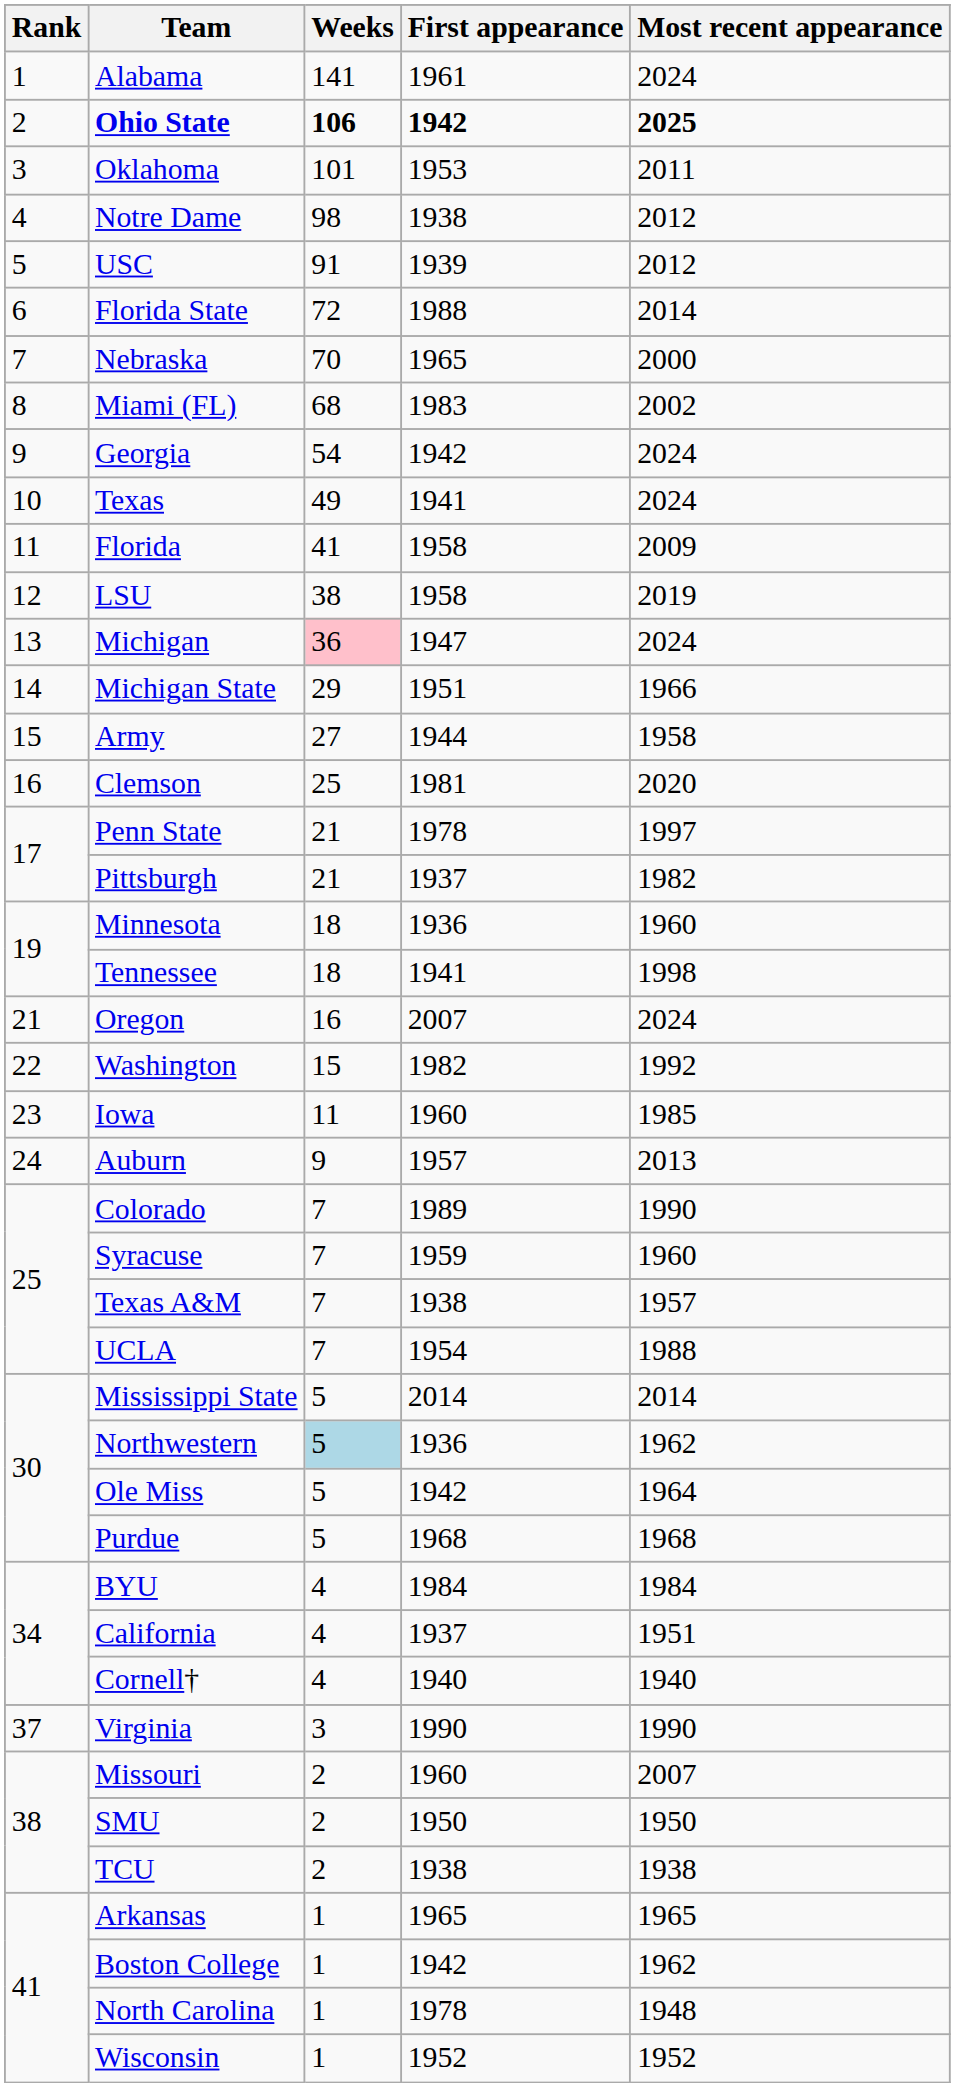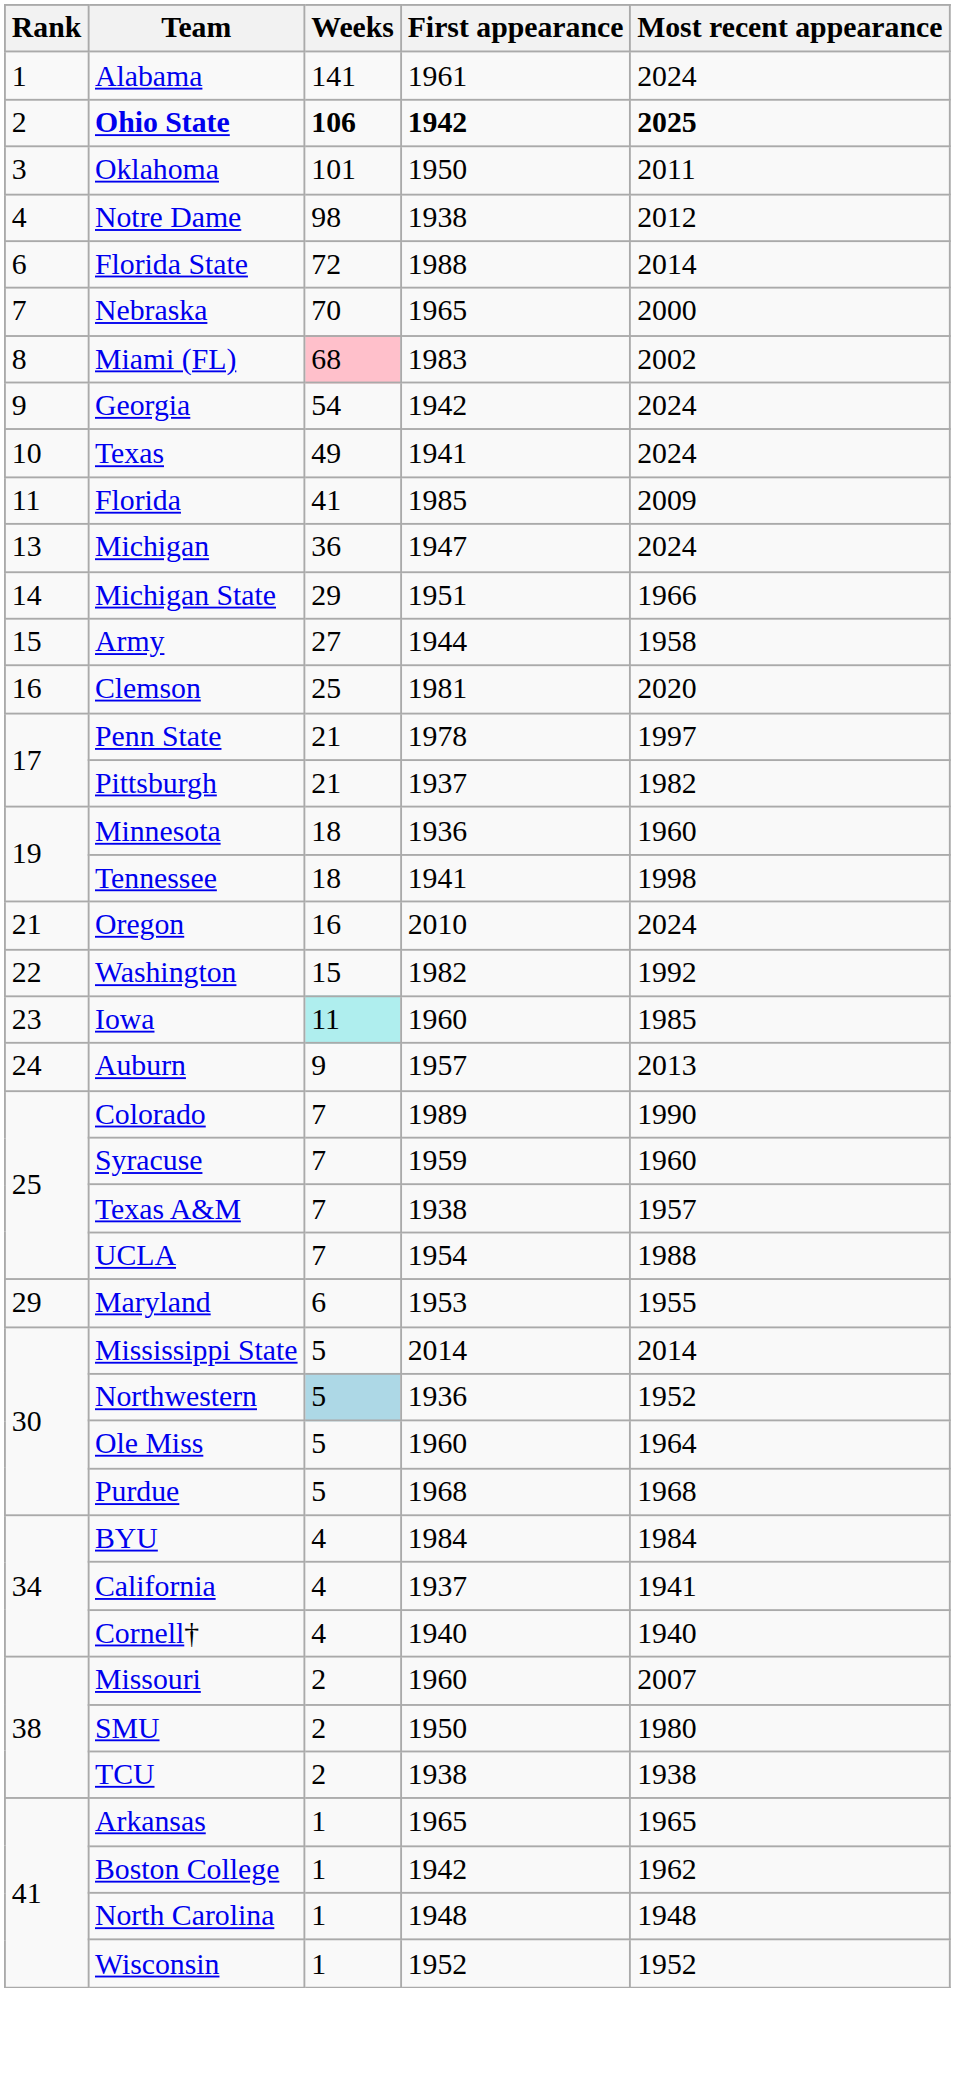(437, 169) 1953 -> (437, 169) 1950
- row: (124, 264)
(326, 405) no background -> (326, 358) pink background
(437, 547) 1958 -> (437, 500) 1985
- row: (123, 594)
(326, 641) pink background -> (326, 547) no background
(437, 1019) 2007 -> (437, 924) 2010
(326, 1113) no background -> (326, 1019) paleturquoise background
+ row: (153, 1302)
(667, 1444) 1962 -> (667, 1396) 1952
(437, 1491) 1942 -> (437, 1444) 1960
(667, 1632) 1951 -> (667, 1585) 1941
- row: (143, 1727)
(667, 1821) 1950 -> (667, 1727) 1980
(437, 2010) 1978 -> (437, 1915) 1948
